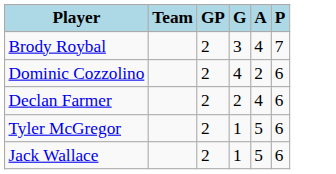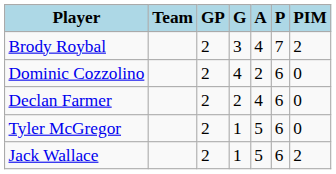+ column: (310, 18)
